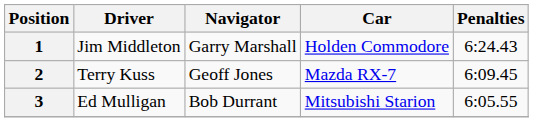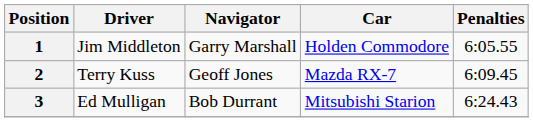(491, 46) 6:24.43 -> (491, 46) 6:05.55
(491, 102) 6:05.55 -> (491, 102) 6:24.43
